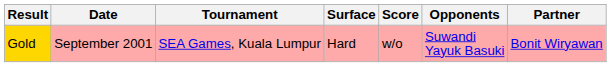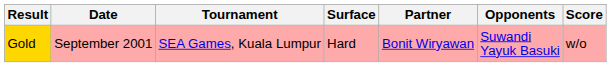columns swapped: (557, 15) <-> (400, 15)
